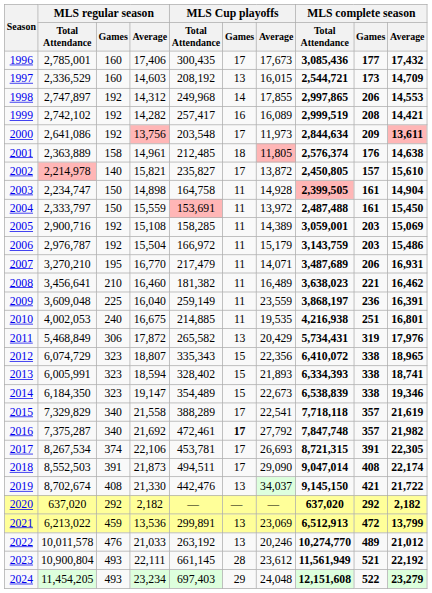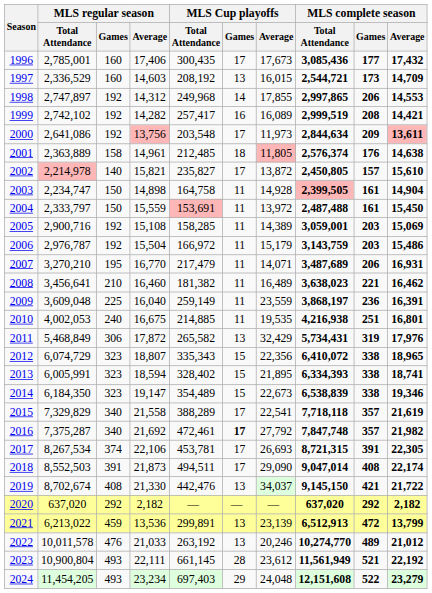(276, 338) 20,429 -> (276, 338) 32,429
(276, 375) 21,893 -> (276, 375) 21,895
(276, 523) 23,069 -> (276, 523) 23,139
